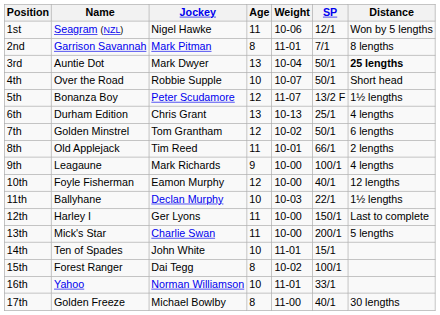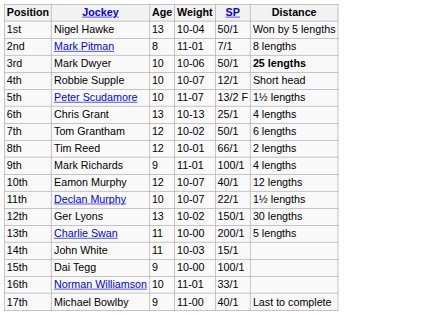- column: (100, 13)
(255, 30) 11 -> (158, 30) 13
(288, 30) 10-06 -> (191, 30) 10-04
(325, 30) 12/1 -> (228, 30) 50/1
(255, 64) 13 -> (158, 64) 10
(288, 64) 10-04 -> (191, 64) 10-06
(325, 81) 50/1 -> (228, 81) 12/1
(255, 98) 12 -> (158, 98) 10
(255, 149) 11 -> (158, 149) 12
(288, 166) 10-00 -> (190, 166) 11-01
(288, 183) 10-00 -> (191, 183) 10-07
(288, 200) 10-03 -> (191, 200) 10-07
(255, 217) 11 -> (158, 217) 13
(288, 217) 10-00 -> (191, 217) 10-02
(390, 217) Last to complete -> (278, 217) 30 lengths
(255, 251) 10 -> (157, 251) 11
(288, 251) 11-01 -> (191, 251) 10-03
(252, 268) 8 -> (155, 268) 9
(288, 268) 10-02 -> (191, 268) 10-00
(252, 302) 8 -> (155, 302) 9
(375, 302) 30 lengths -> (292, 302) Last to complete
